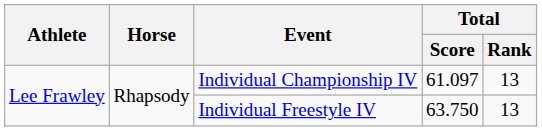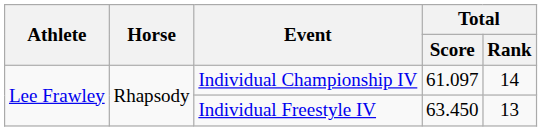(509, 79) 13 -> (509, 79) 14
(452, 110) 63.750 -> (452, 110) 63.450
